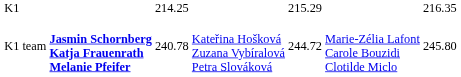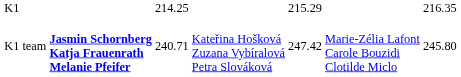(172, 46) 240.78 -> (172, 46) 240.71
(305, 46) 244.72 -> (305, 46) 247.42
